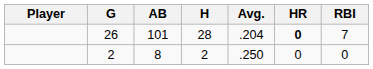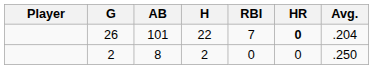columns swapped: (251, 14) <-> (345, 14)
(204, 34) 28 -> (204, 34) 22
